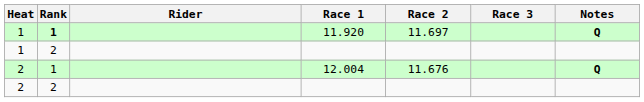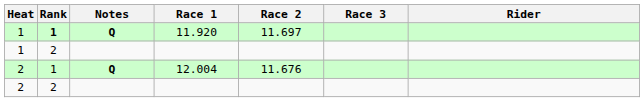columns swapped: (185, 14) <-> (597, 14)
